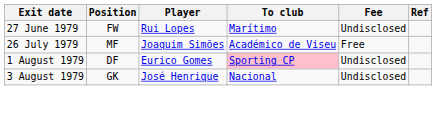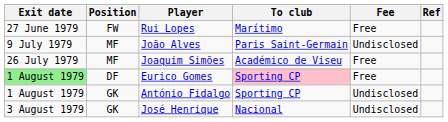(374, 29) Undisclosed -> (365, 29) Free
+ row: (171, 45)
(45, 61) no background -> (45, 77) lightgreen background
(374, 61) Undisclosed -> (365, 77) Free
+ row: (186, 93)
